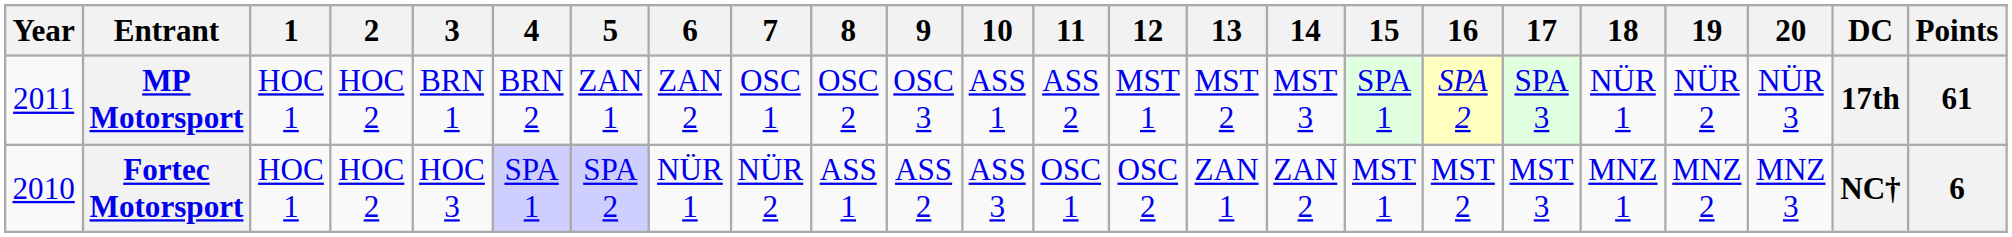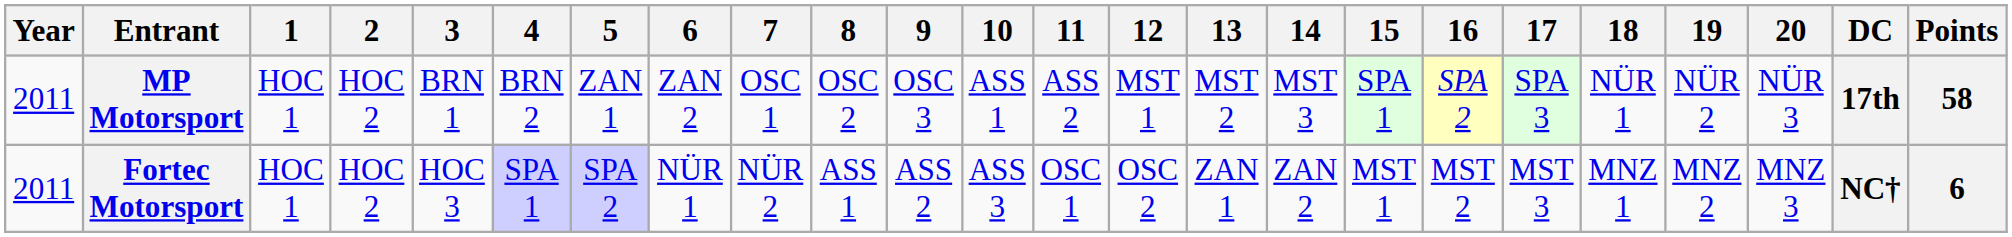(1957, 99) 61 -> (1957, 99) 58
(44, 187) 2010 -> (44, 187) 2011
